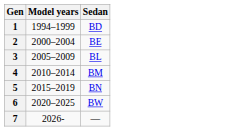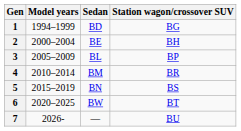+ column: (173, 12)
